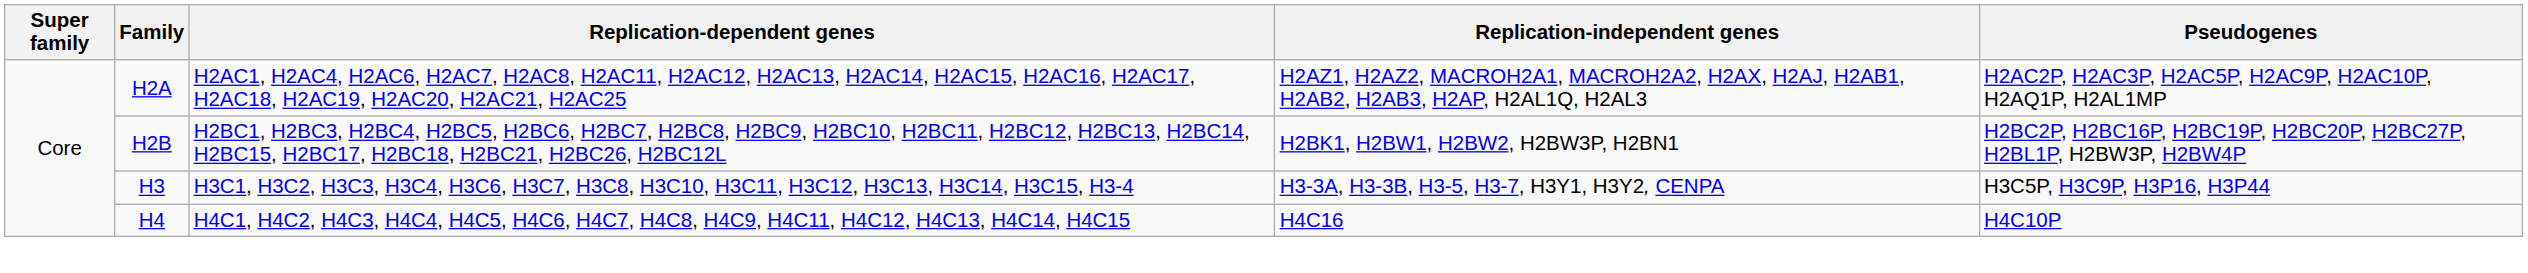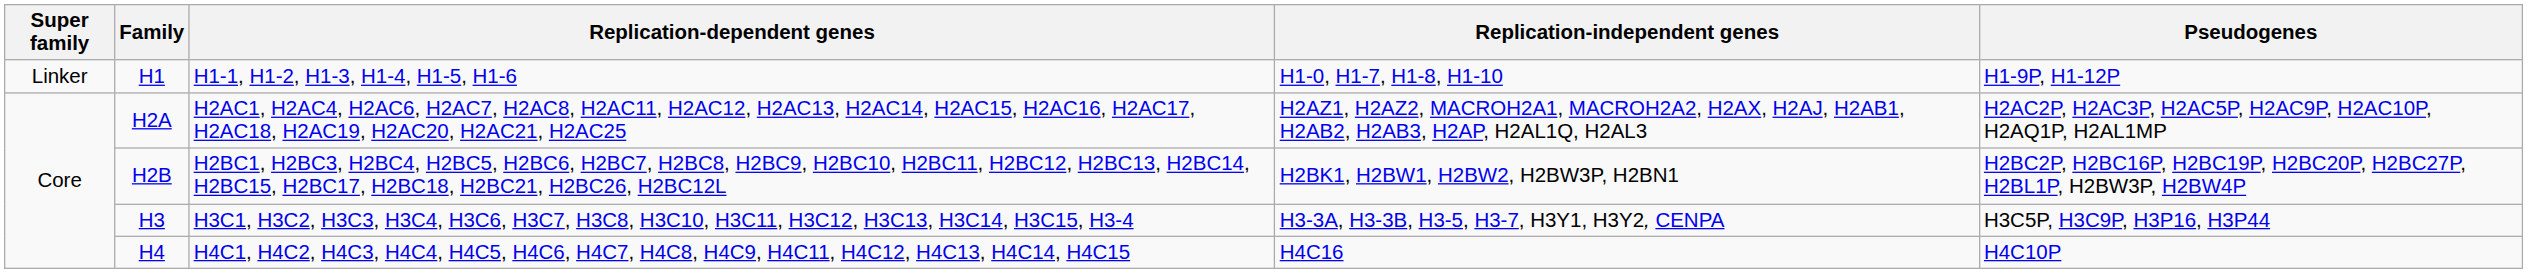+ row: (355, 76)
